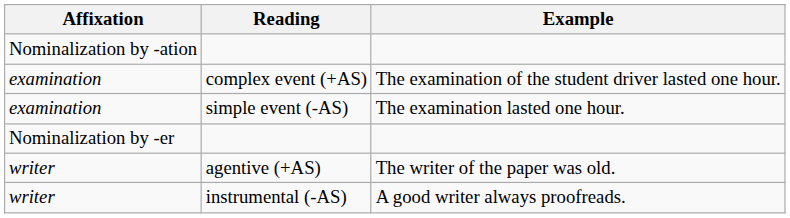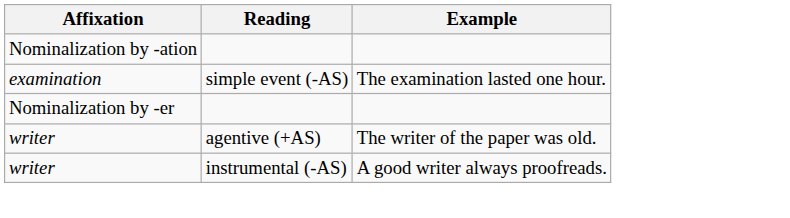- row: (55, 78)
